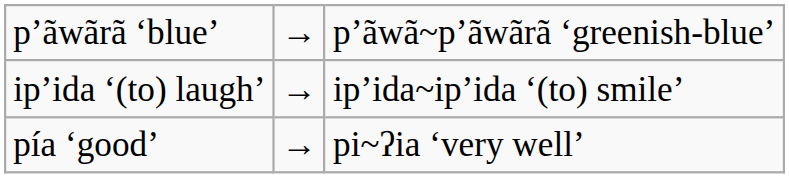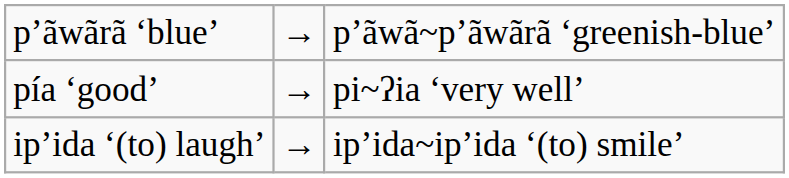rows swapped: (139, 88) <-> (86, 144)
